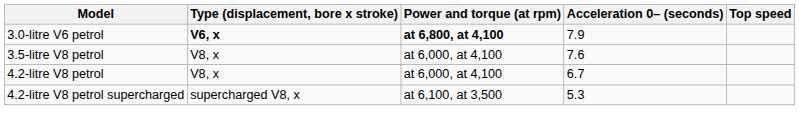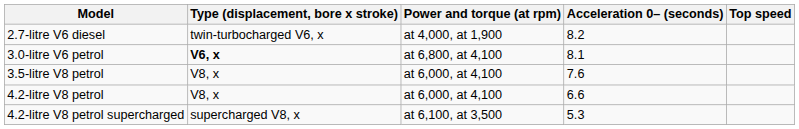+ row: (56, 34)
(454, 34) bold -> (453, 54) normal
(576, 34) 7.9 -> (576, 54) 8.1
(576, 74) 6.7 -> (576, 94) 6.6
